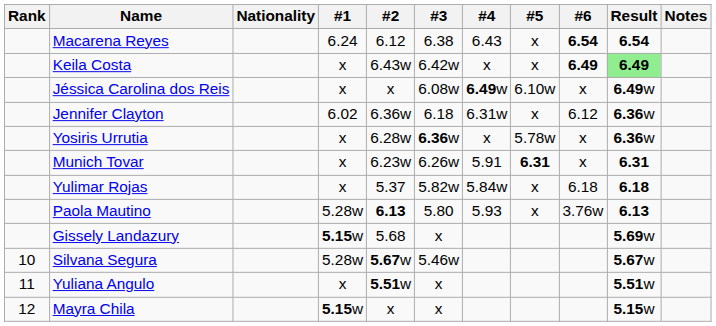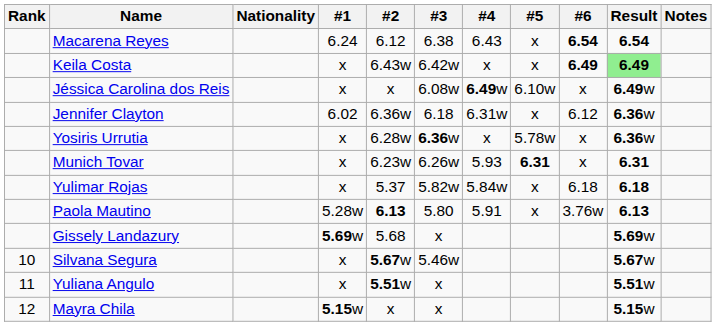(487, 162) 5.91 -> (487, 162) 5.93
(487, 211) 5.93 -> (487, 211) 5.91
(343, 235) 5.15w -> (343, 235) 5.69w
(343, 260) 5.28w -> (343, 260) x
